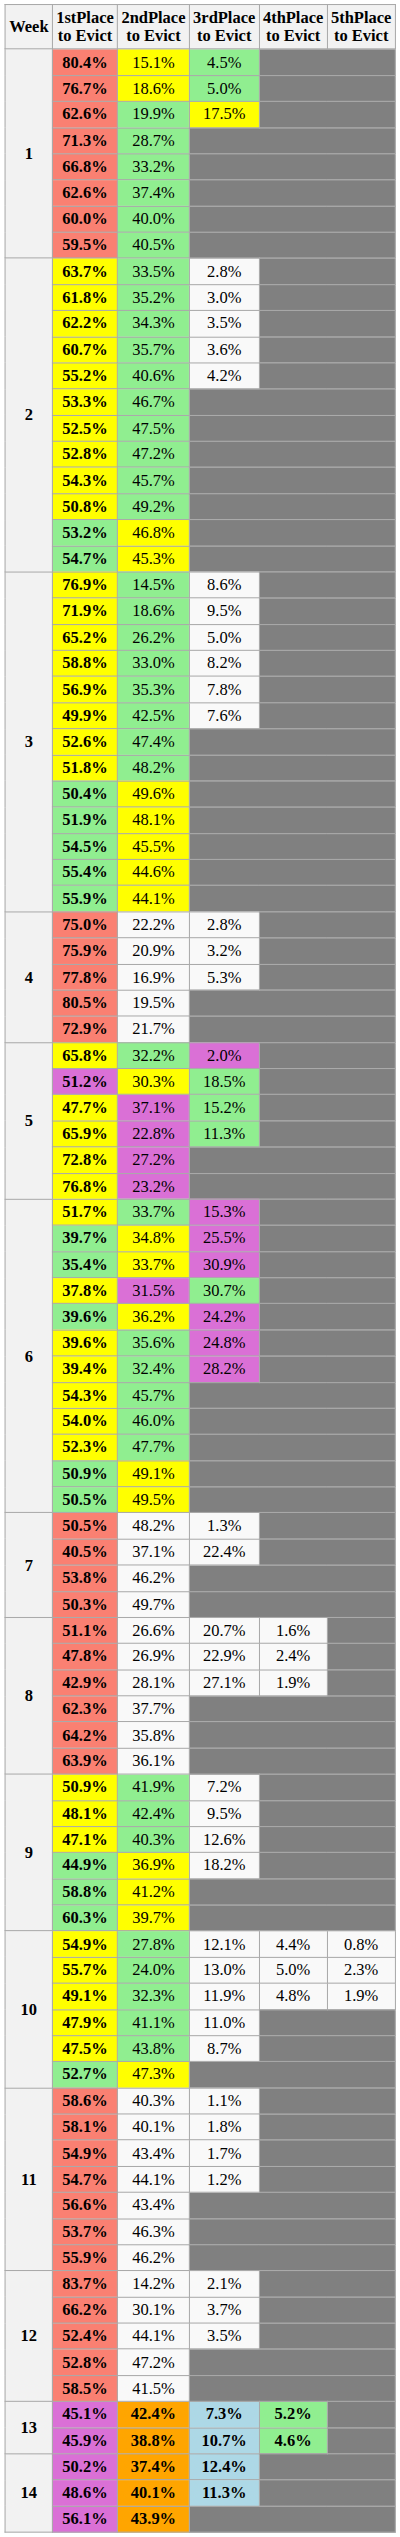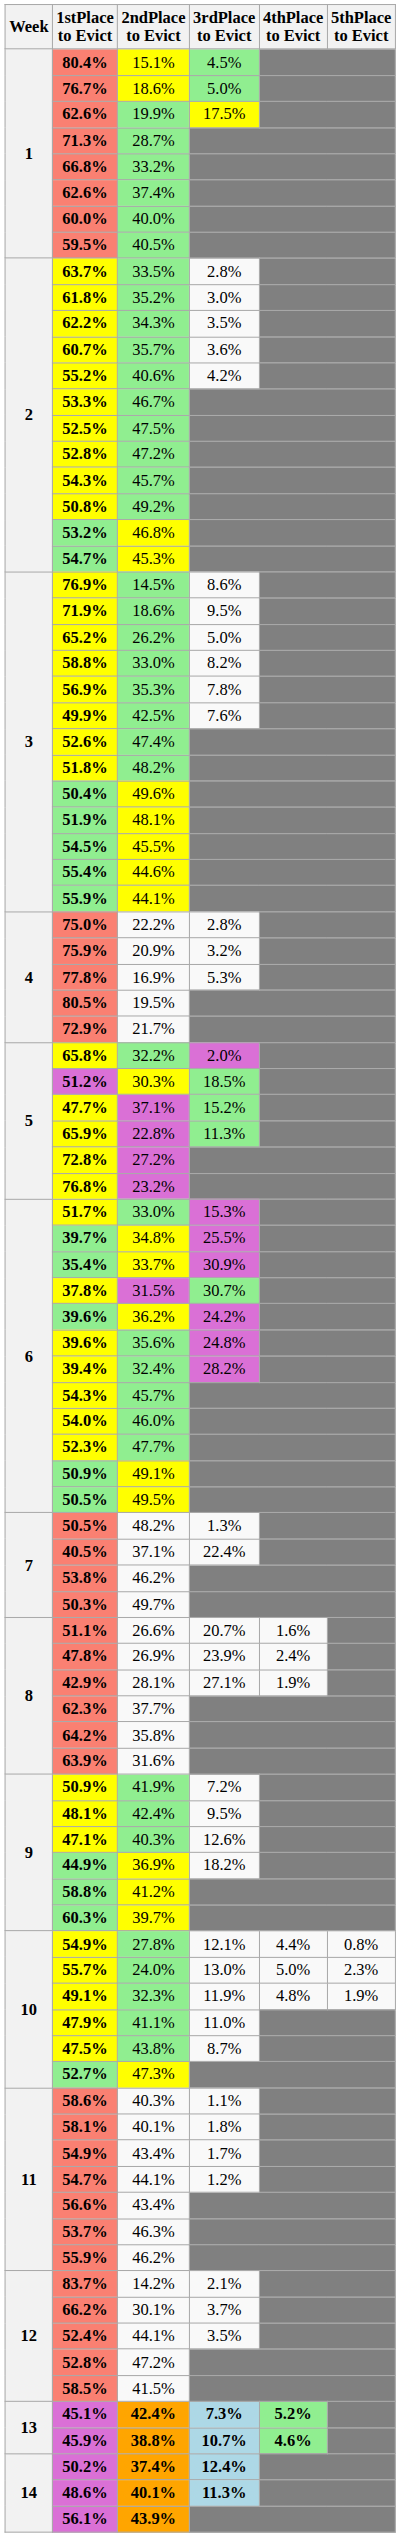(153, 1212) 33.7% -> (153, 1212) 33.0%
(224, 1656) 22.9% -> (224, 1656) 23.9%
(153, 1761) 36.1% -> (153, 1761) 31.6%
